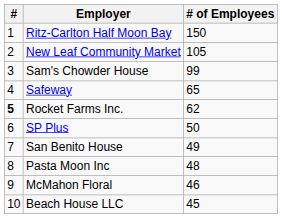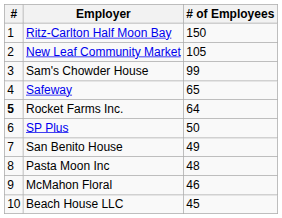(193, 109) 62 -> (193, 109) 64
